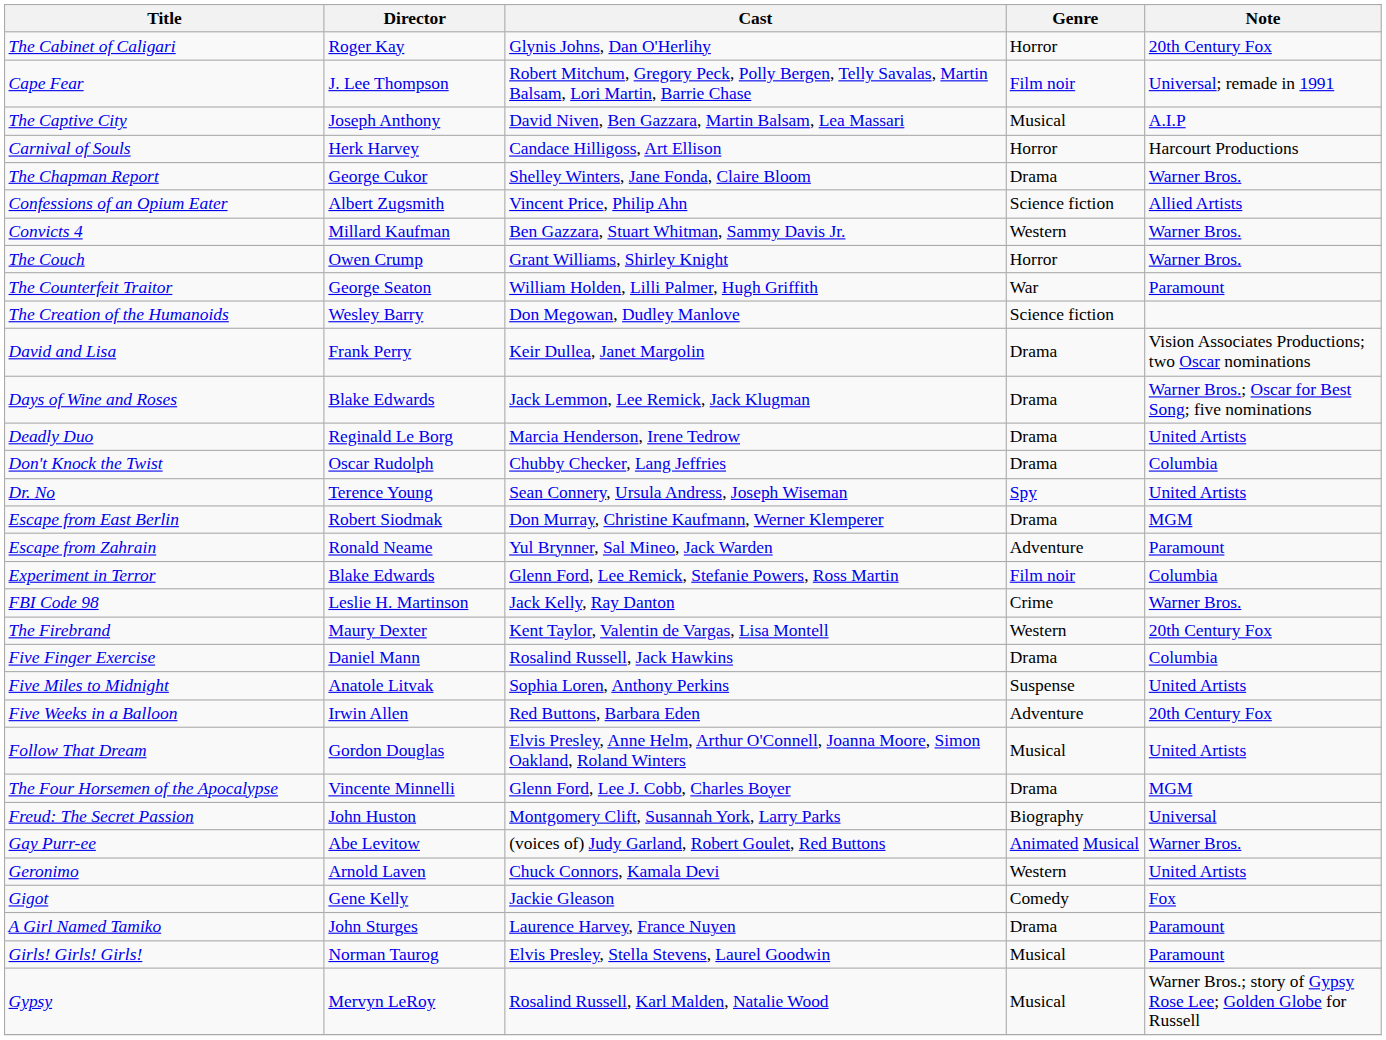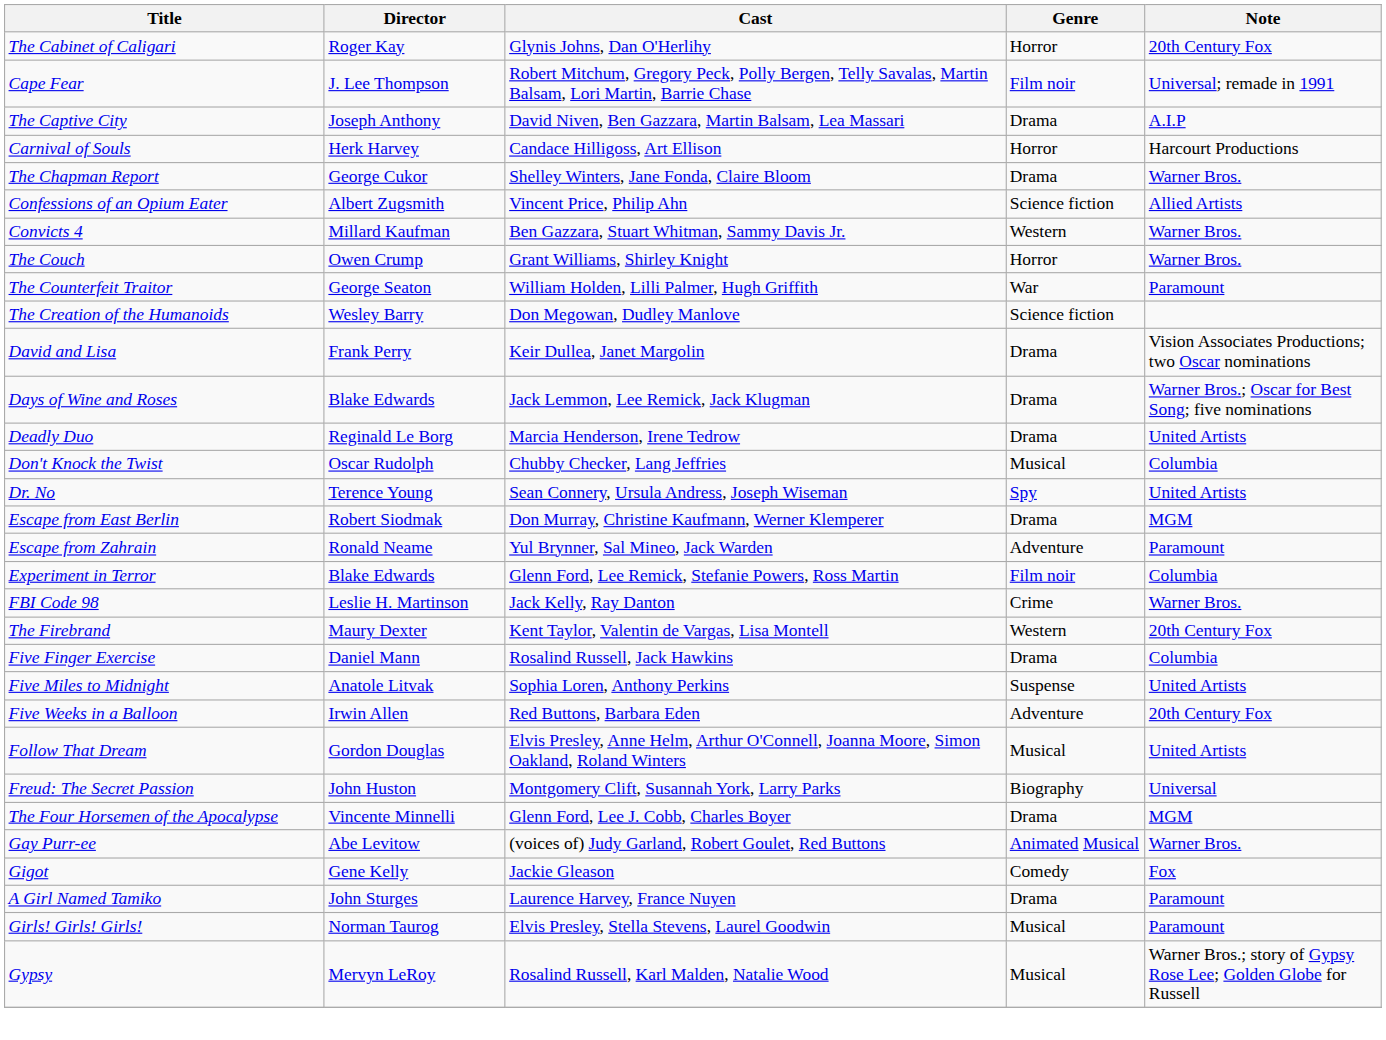(1038, 120) Musical -> (1033, 120) Drama
(1033, 464) Drama -> (1038, 464) Musical
rows swapped: (143, 788) <-> (101, 815)
- row: (44, 871)
